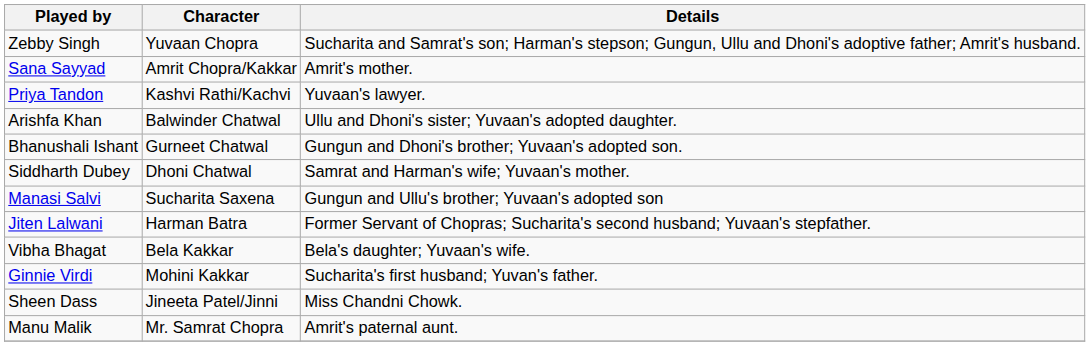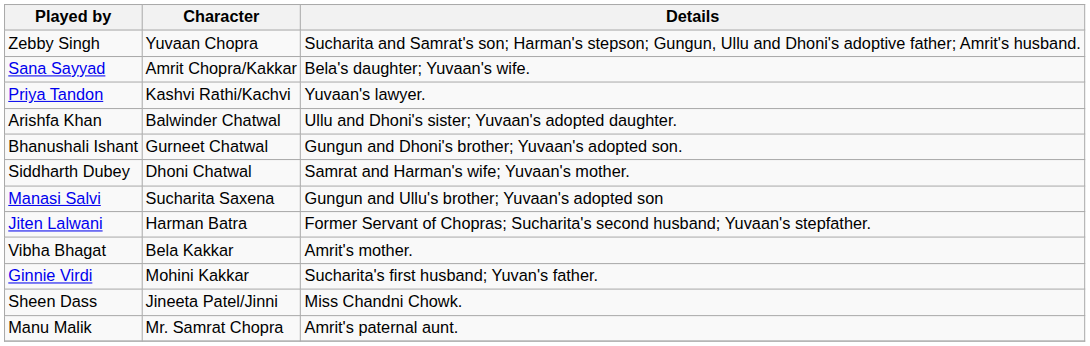(359, 69) Amrit's mother. -> (417, 69) Bela's daughter; Yuvaan's wife.
(417, 250) Bela's daughter; Yuvaan's wife. -> (359, 250) Amrit's mother.
